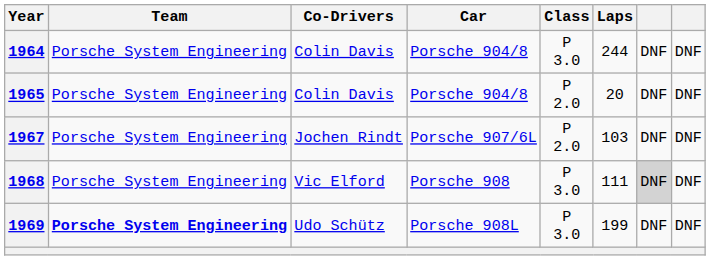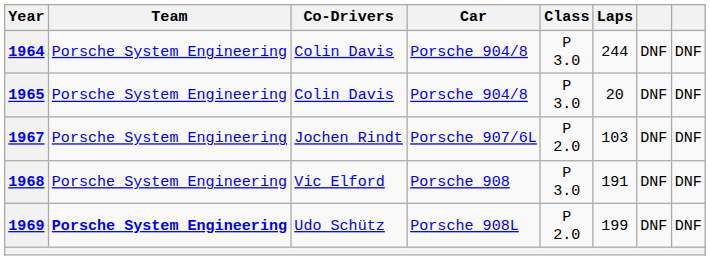(567, 95) P 2.0 -> (567, 95) P 3.0
(615, 182) 111 -> (615, 182) 191
(654, 182) lightgrey background -> (654, 182) no background
(567, 225) P 3.0 -> (567, 225) P 2.0
